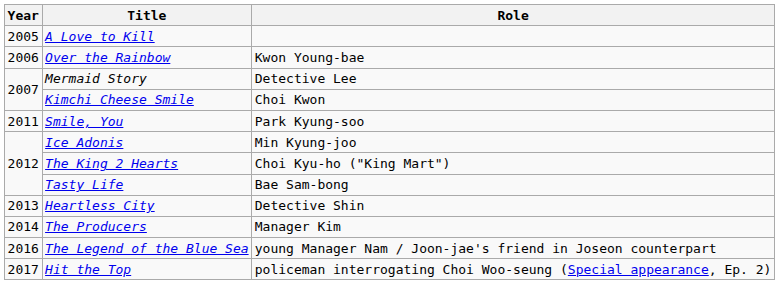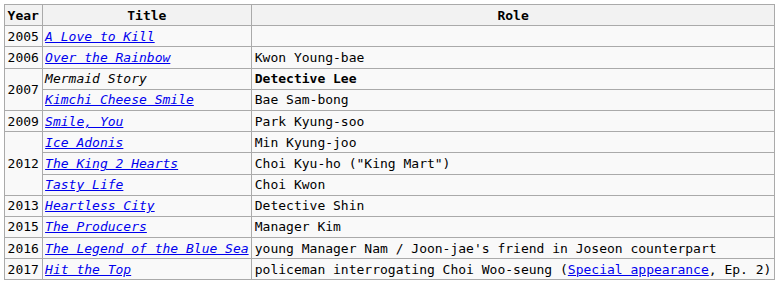(306, 79) normal -> (306, 79) bold
(290, 100) Choi Kwon -> (302, 100) Bae Sam-bong
(23, 121) 2011 -> (23, 121) 2009
(302, 185) Bae Sam-bong -> (290, 185) Choi Kwon
(23, 227) 2014 -> (23, 227) 2015
